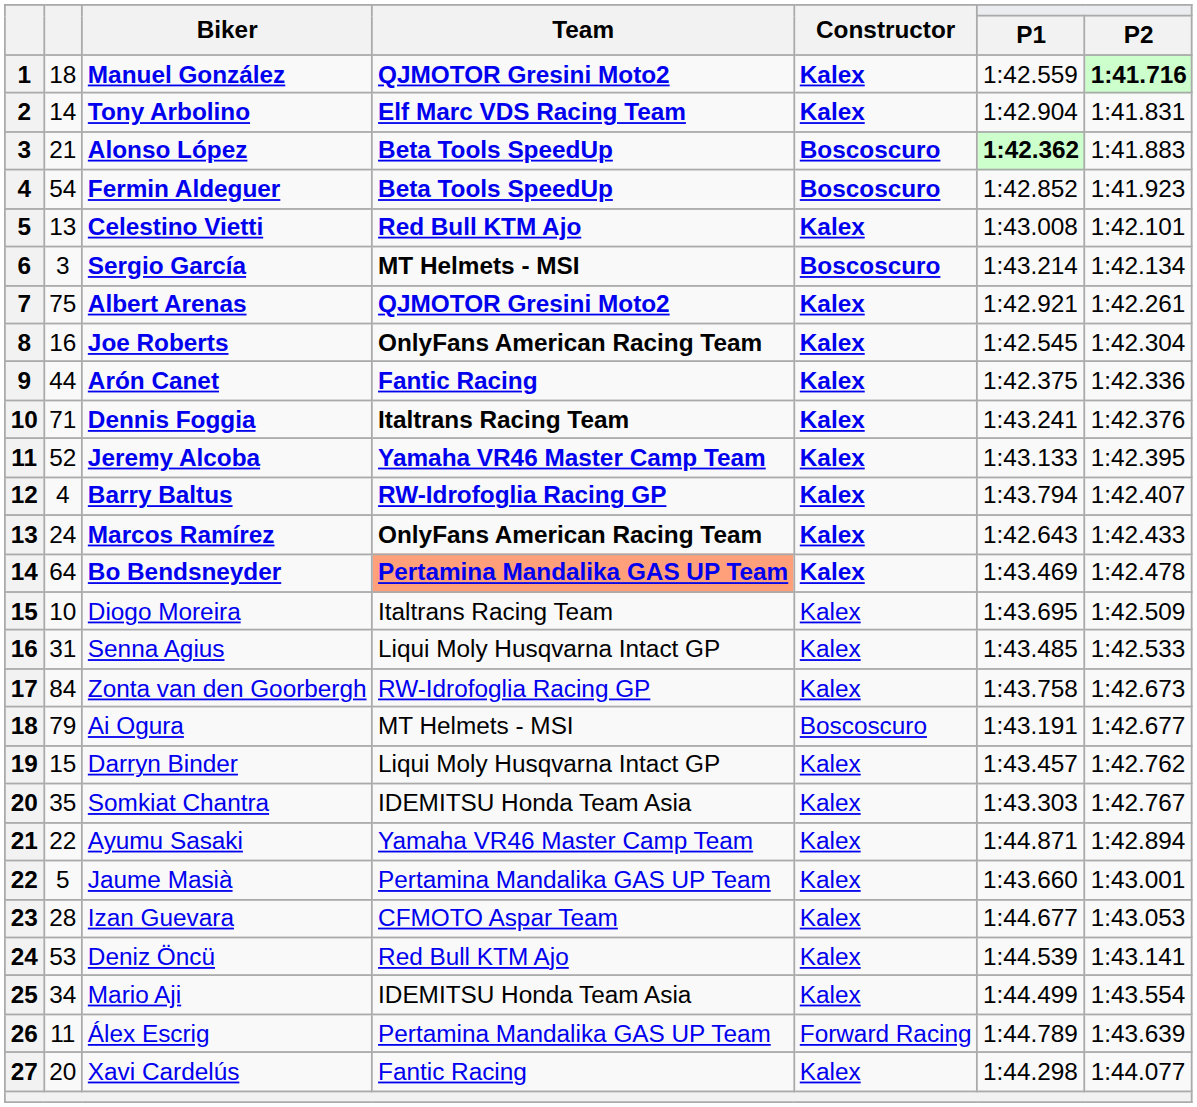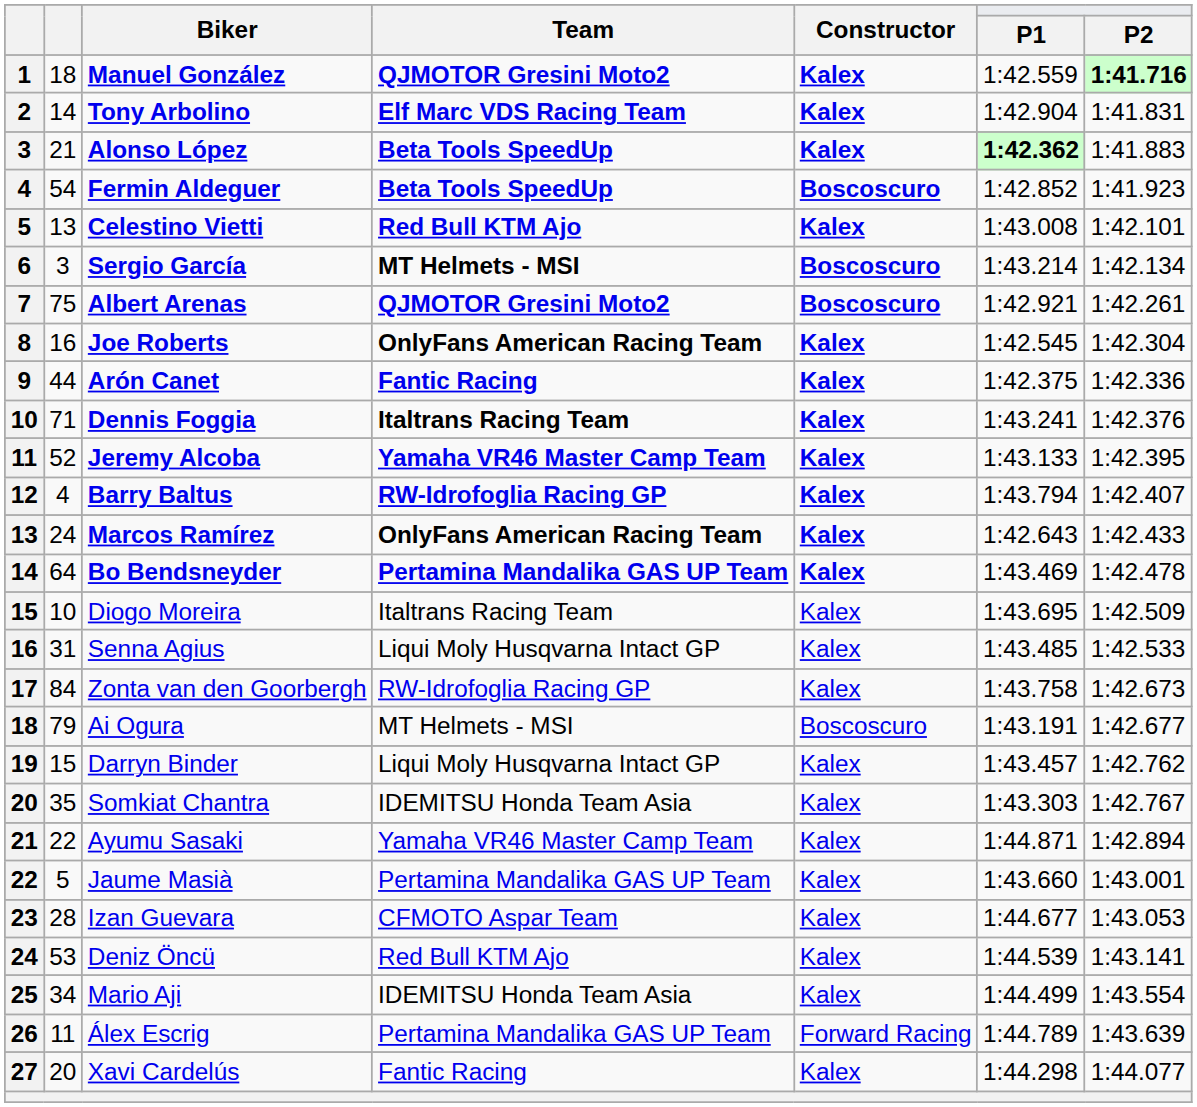(870, 150) Boscoscuro -> (832, 150) Kalex
(832, 304) Kalex -> (870, 304) Boscoscuro
(583, 572) lightsalmon background -> (583, 572) no background
